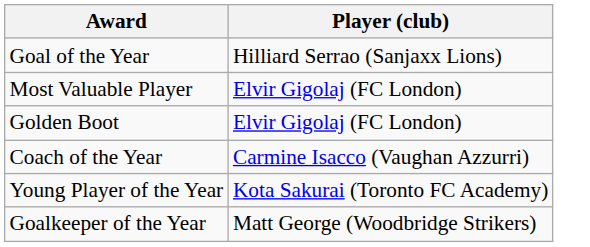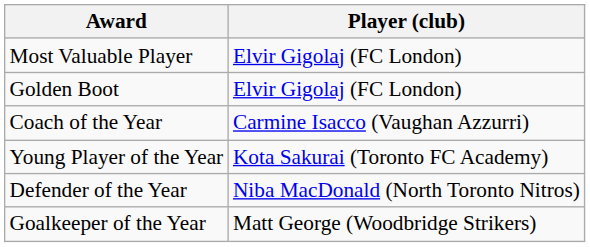- row: (79, 55)
+ row: (98, 190)
